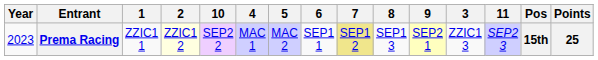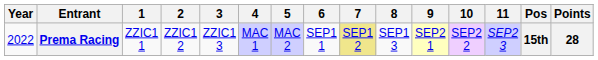columns swapped: (465, 13) <-> (218, 13)
(21, 39) 2023 -> (21, 39) 2022
(181, 39) lightyellow background -> (181, 39) no background
(572, 39) 25 -> (572, 39) 28
